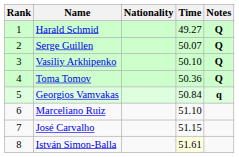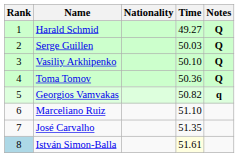(190, 45) 50.07 -> (190, 45) 50.03
(190, 95) 50.84 -> (190, 95) 50.82
(190, 128) 51.15 -> (190, 128) 51.35
(19, 144) no background -> (19, 144) lightblue background
